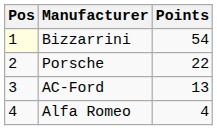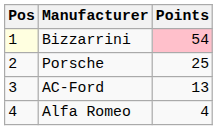(200, 41) no background -> (200, 41) pink background
(200, 65) 22 -> (200, 65) 25
